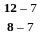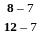rows swapped: (20, 8) <-> (20, 26)
